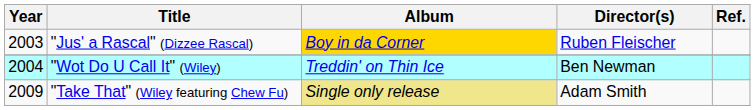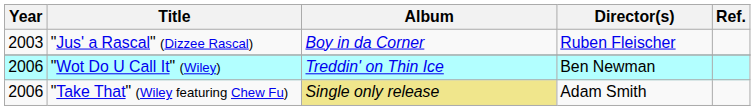(365, 42) gold background -> (365, 42) no background
(26, 67) 2004 -> (26, 67) 2006
(26, 92) 2009 -> (26, 92) 2006
